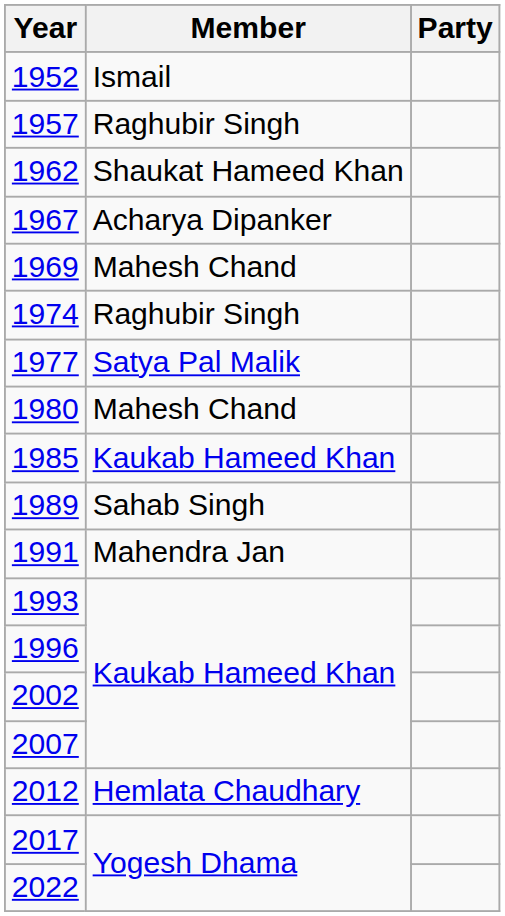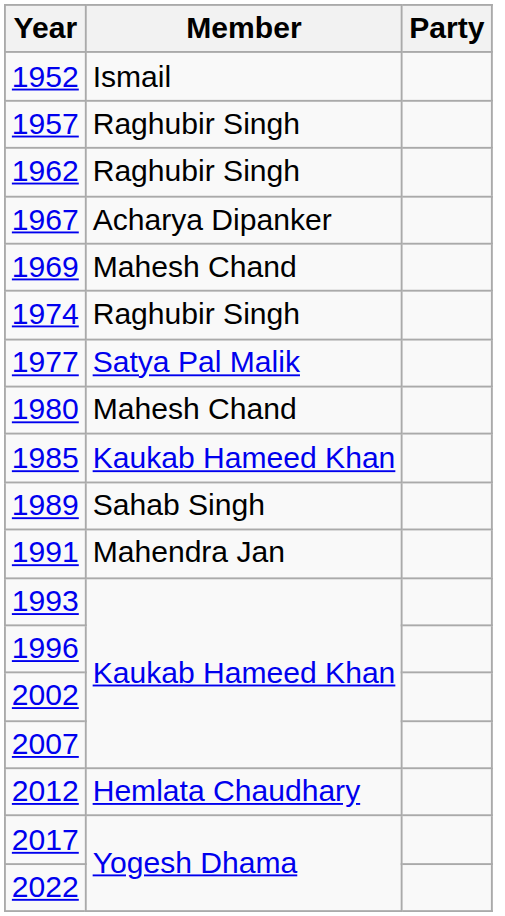(248, 171) Shaukat Hameed Khan -> (196, 171) Raghubir Singh
